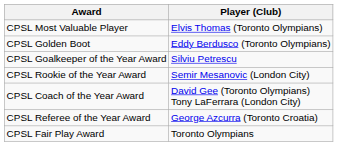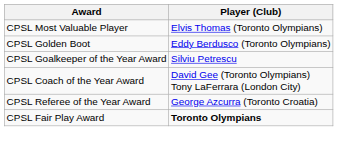- row: (76, 75)
(212, 133) normal -> (216, 117) bold
